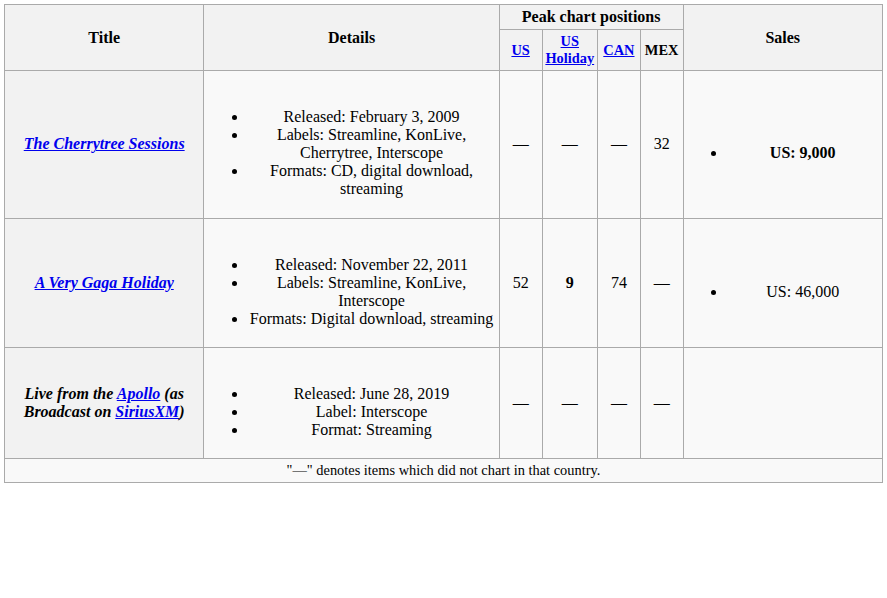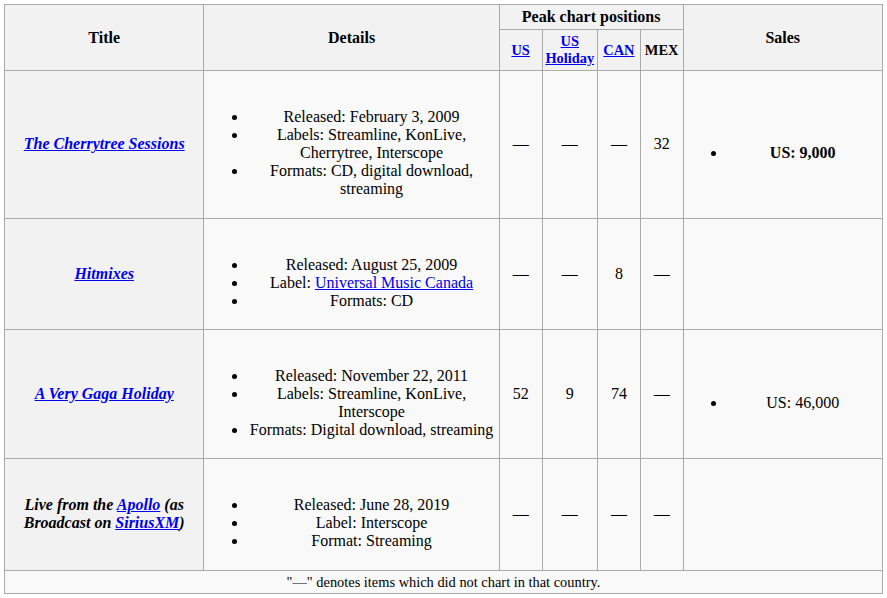+ row: (104, 273)
(570, 282) bold -> (570, 394) normal
